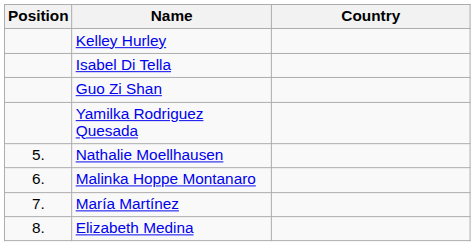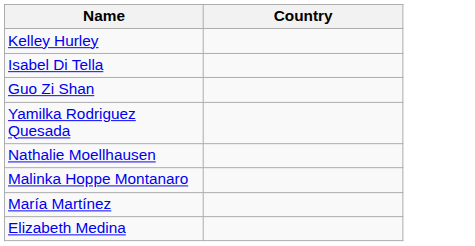- column: (38, 16)
